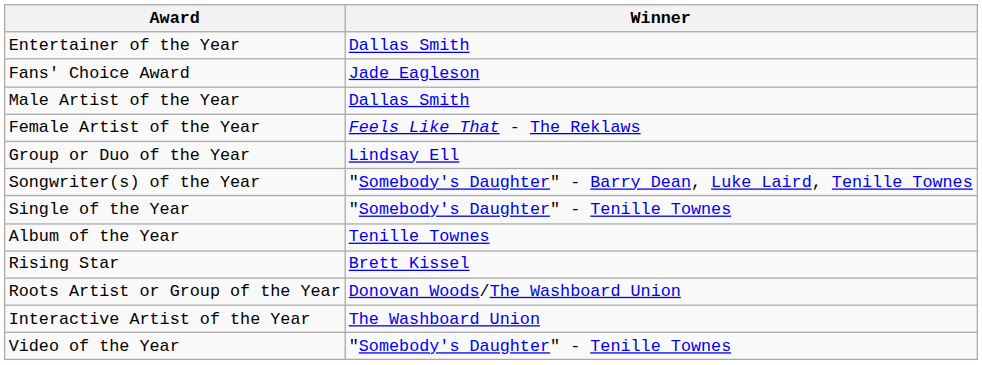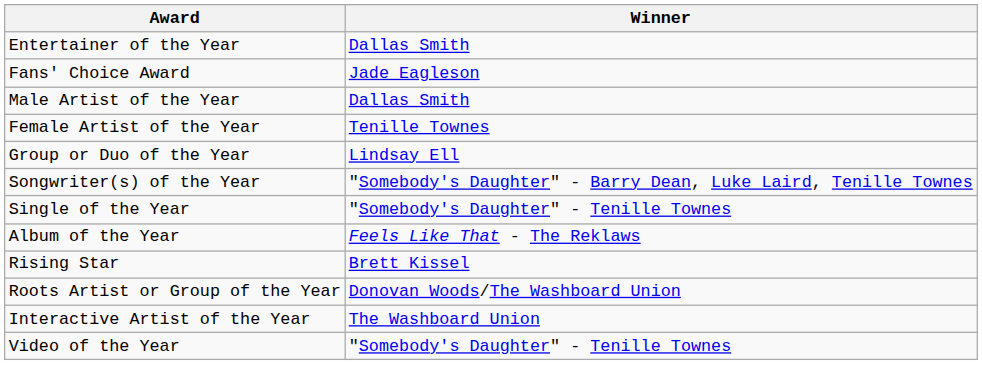(495, 128) Feels Like That - The Reklaws -> (419, 128) Tenille Townes
(419, 237) Tenille Townes -> (495, 237) Feels Like That - The Reklaws
